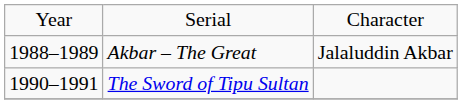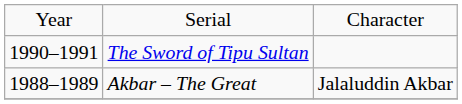rows swapped: (182, 51) <-> (208, 83)
